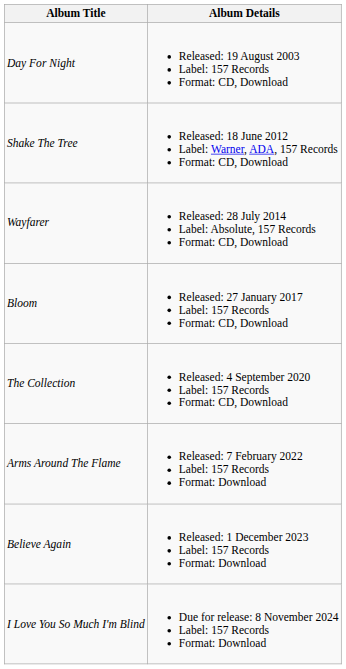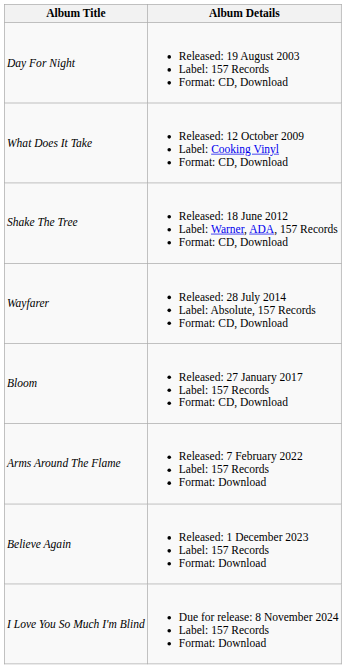+ row: (50, 143)
- row: (41, 383)
